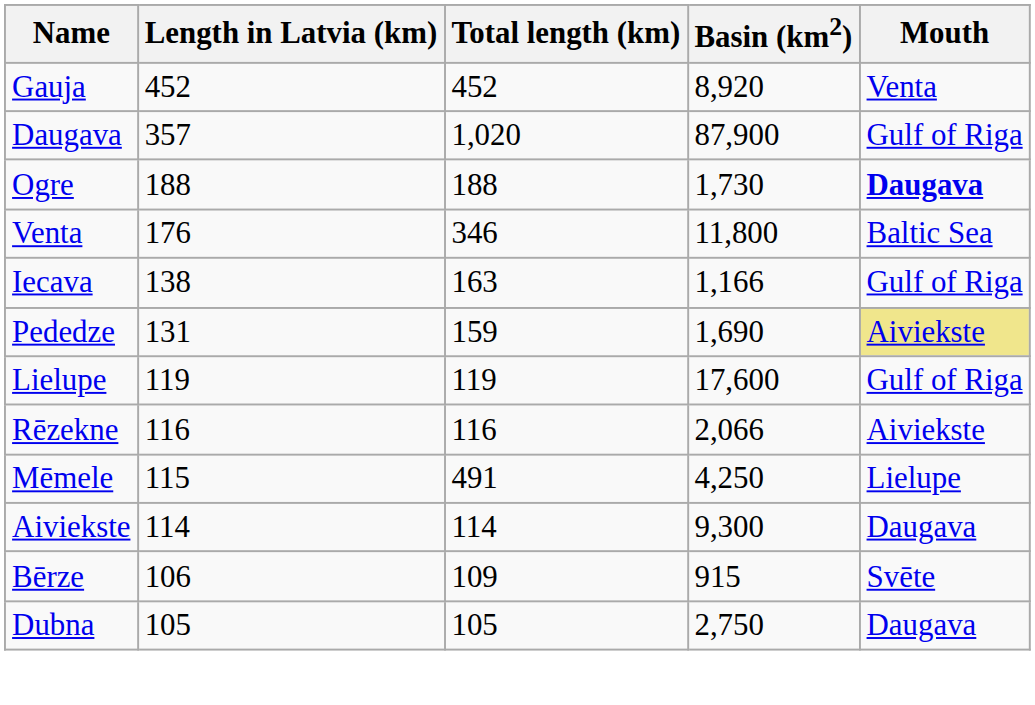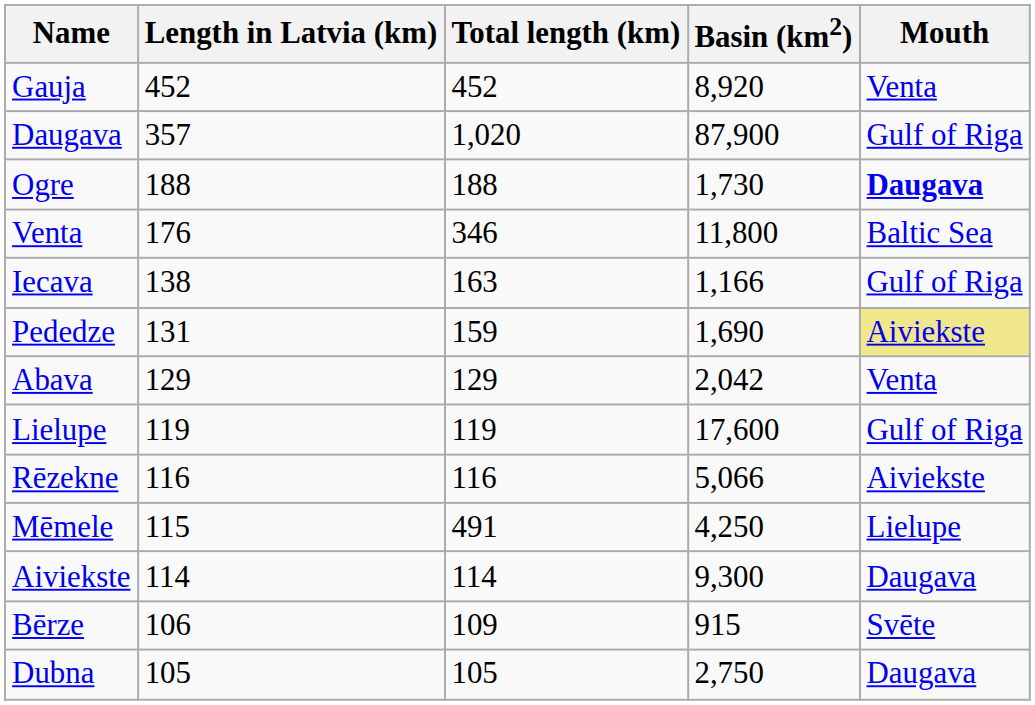+ row: (52, 380)
(729, 429) 2,066 -> (729, 478) 5,066
